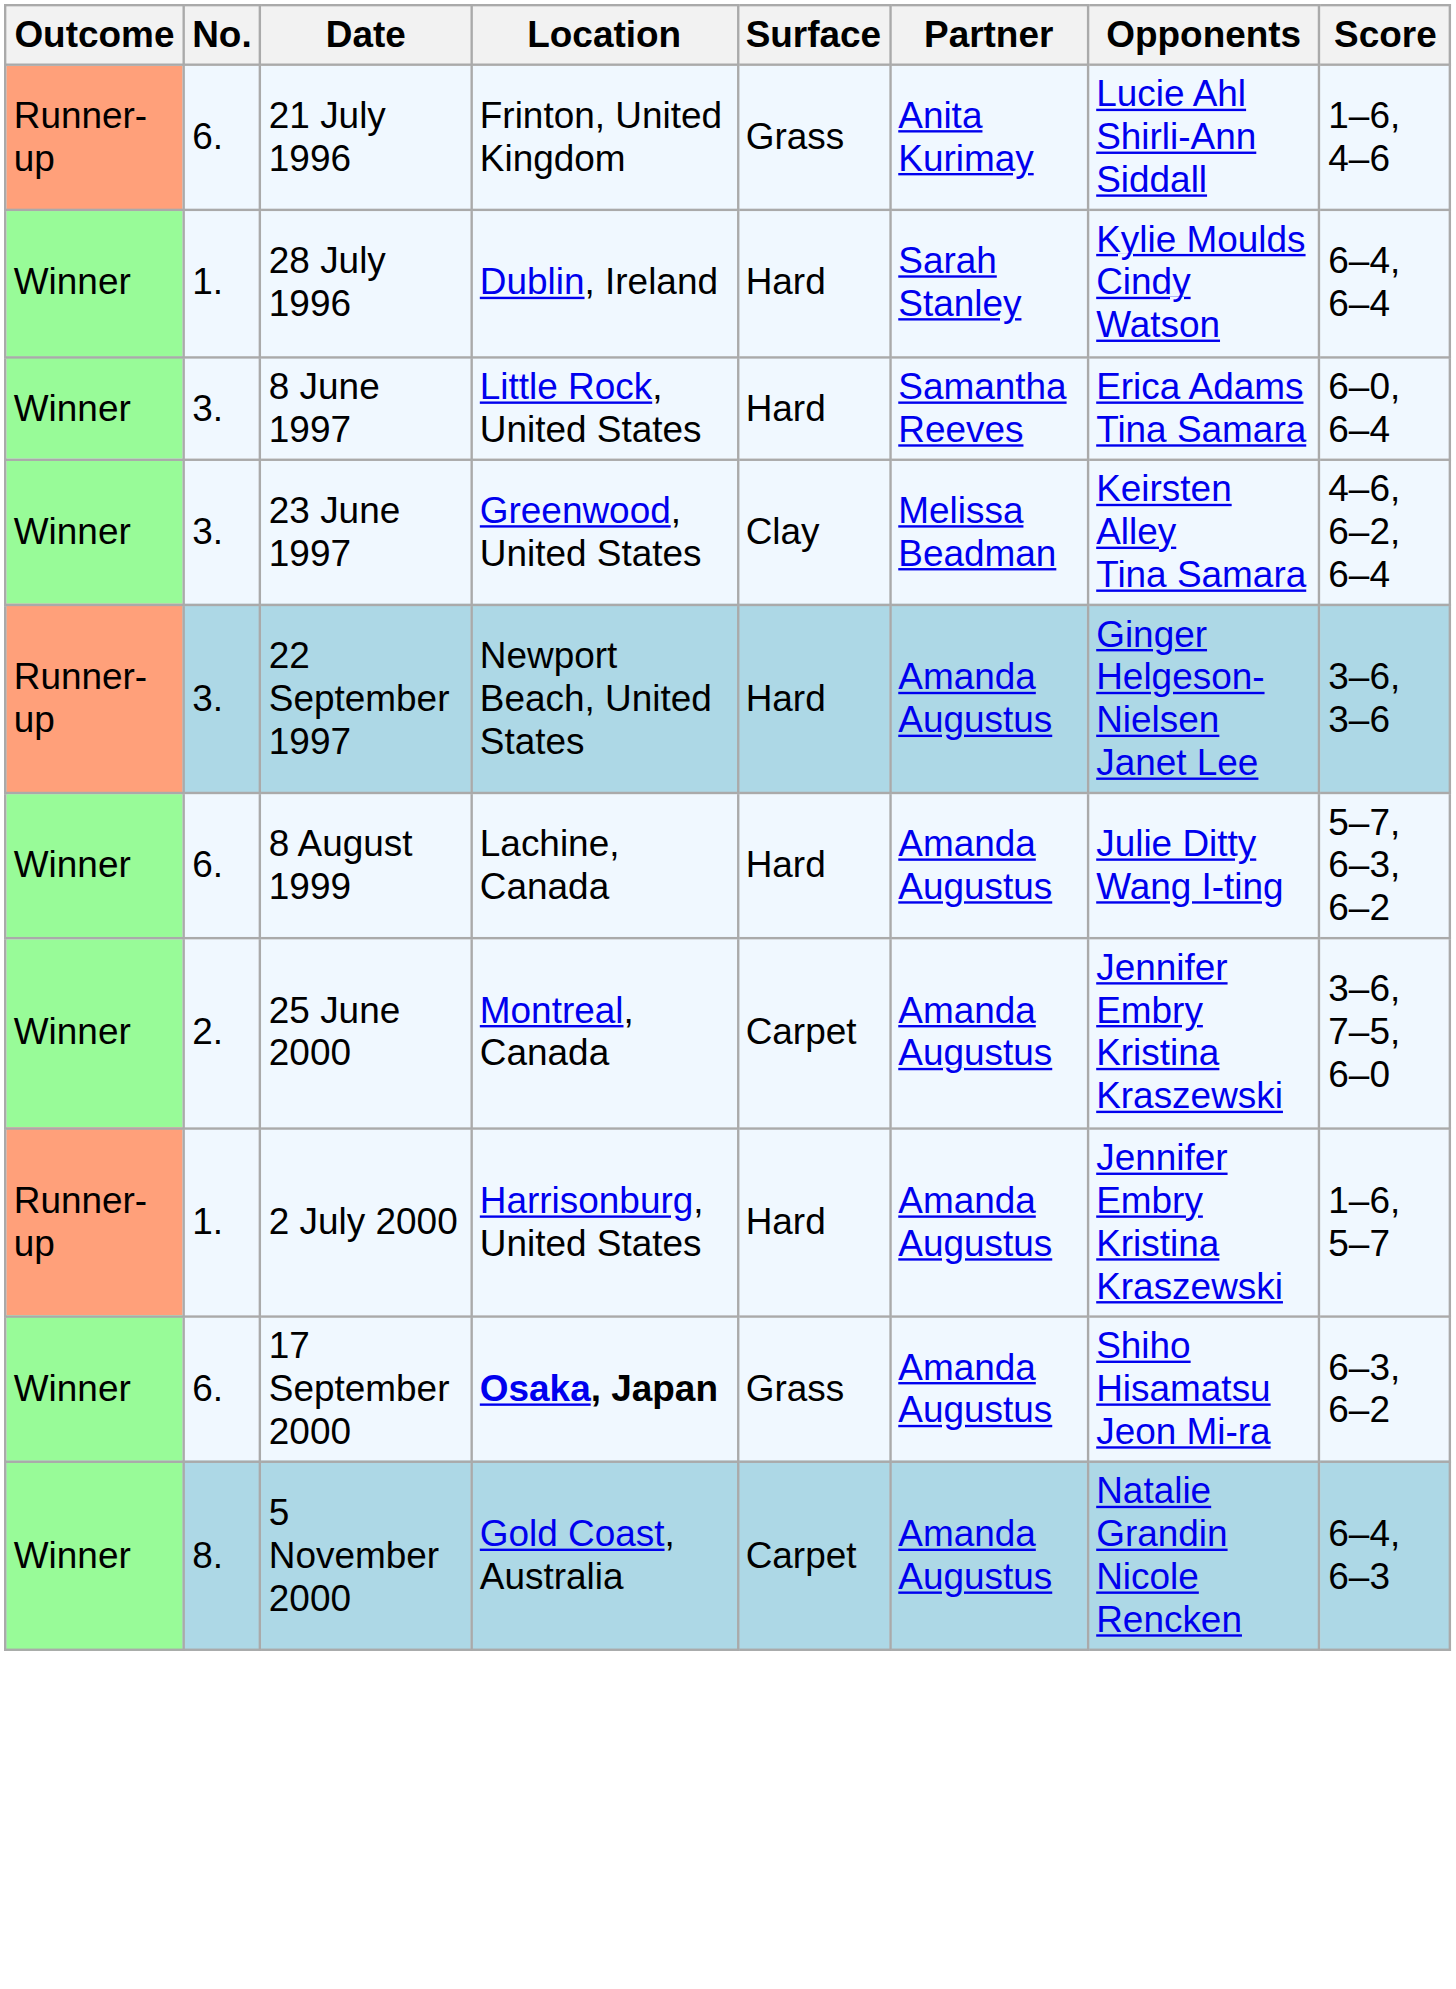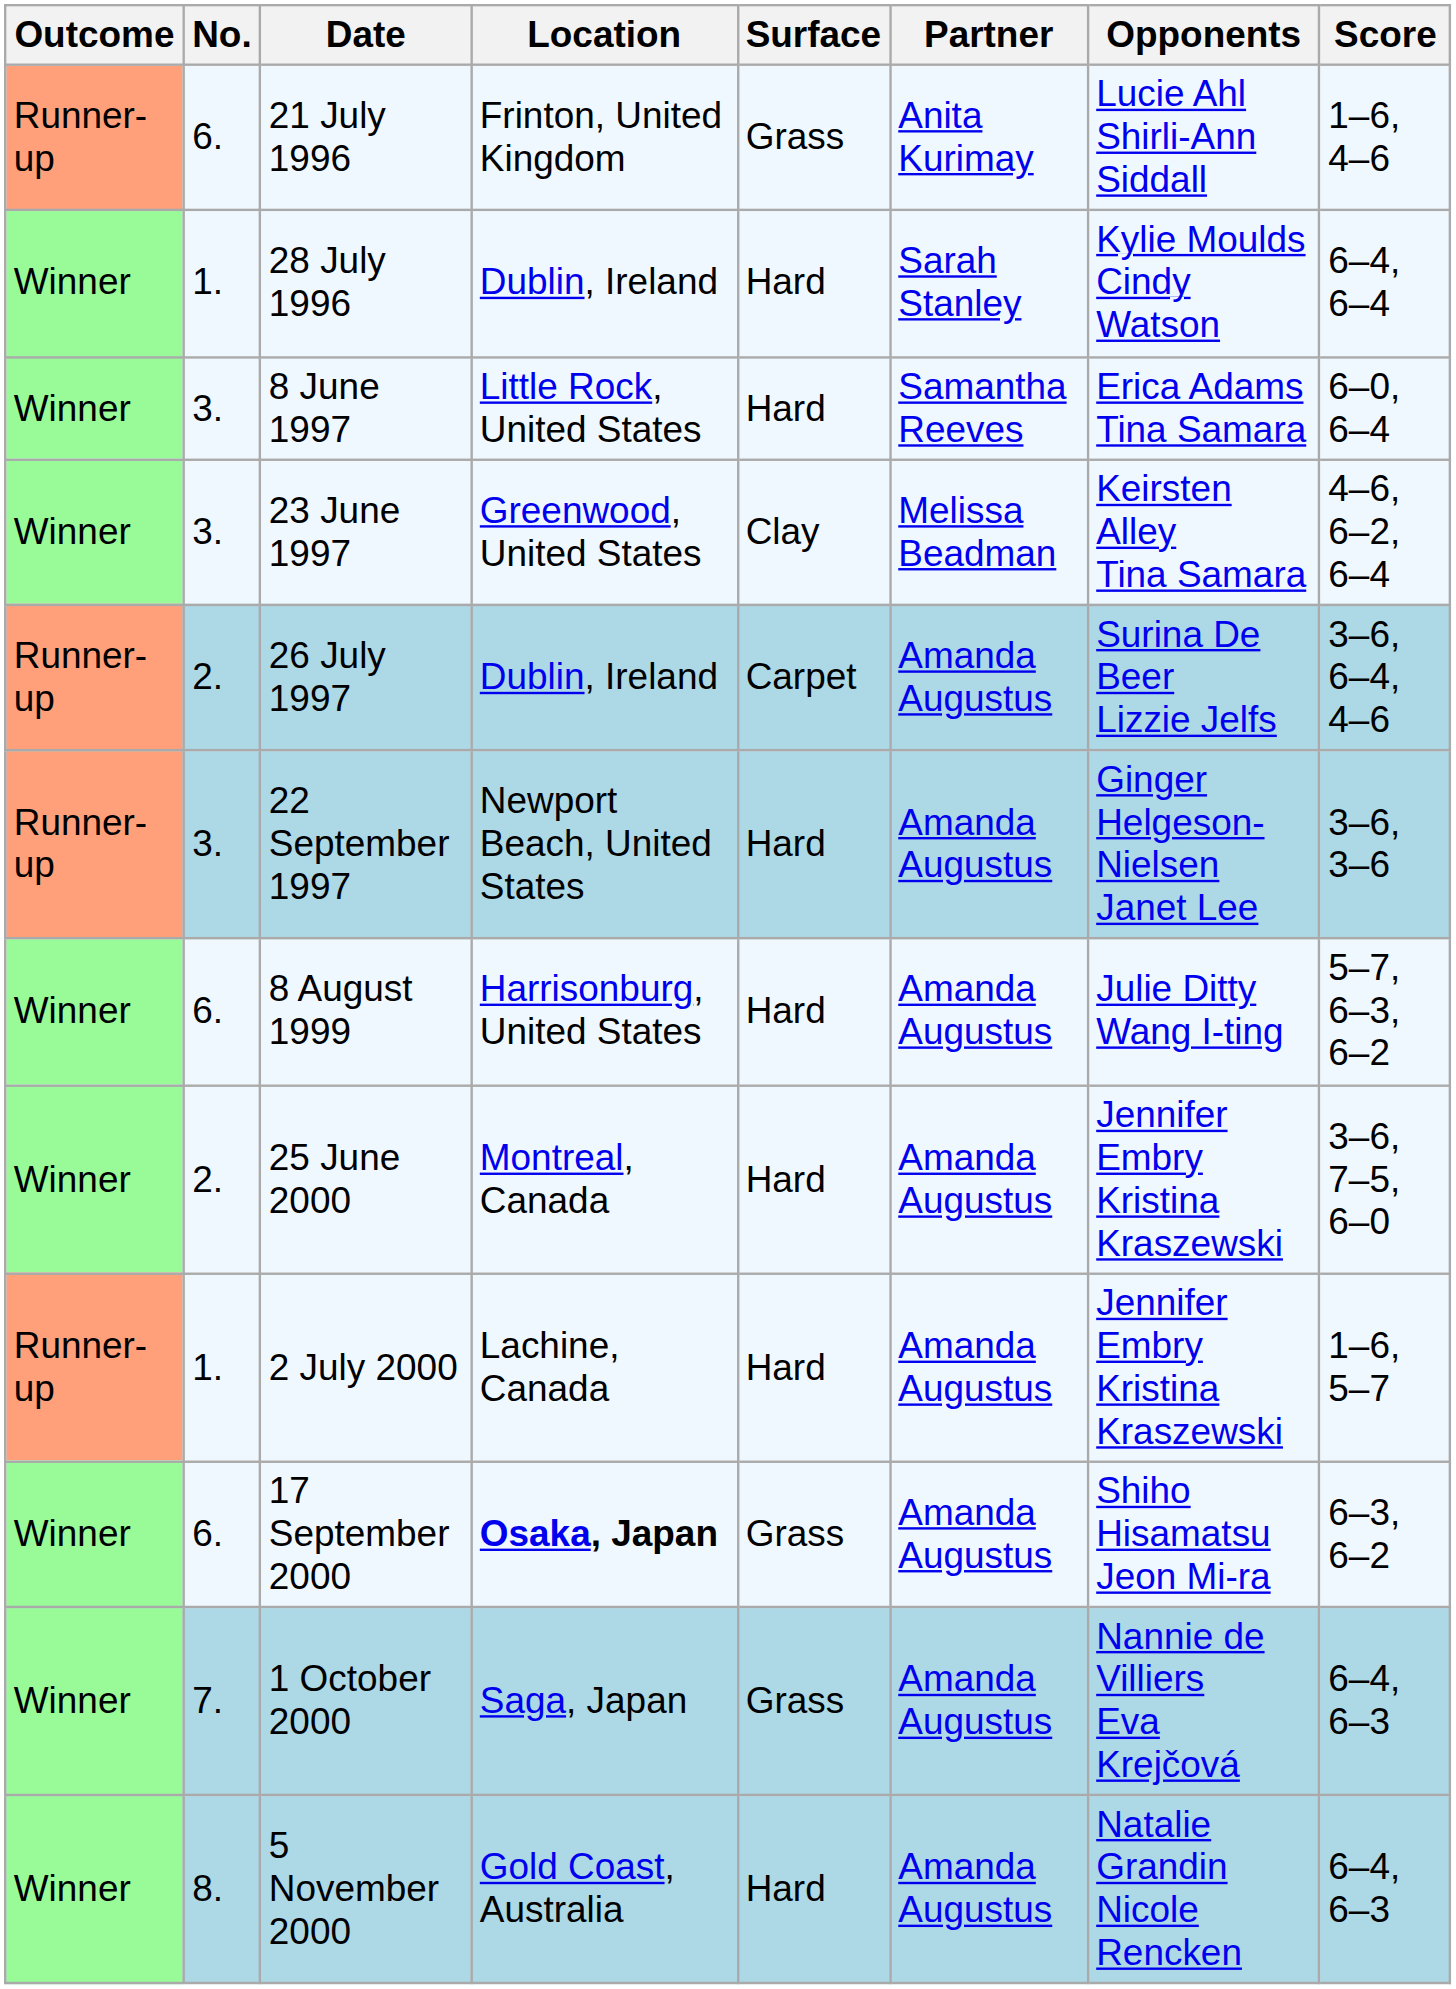+ row: (327, 676)
(550, 864) Lachine, Canada -> (592, 1010) Harrisonburg, United States
(801, 1031) Carpet -> (786, 1177) Hard
(592, 1220) Harrisonburg, United States -> (550, 1366) Lachine, Canada
+ row: (350, 1700)
(801, 1554) Carpet -> (786, 1888) Hard
